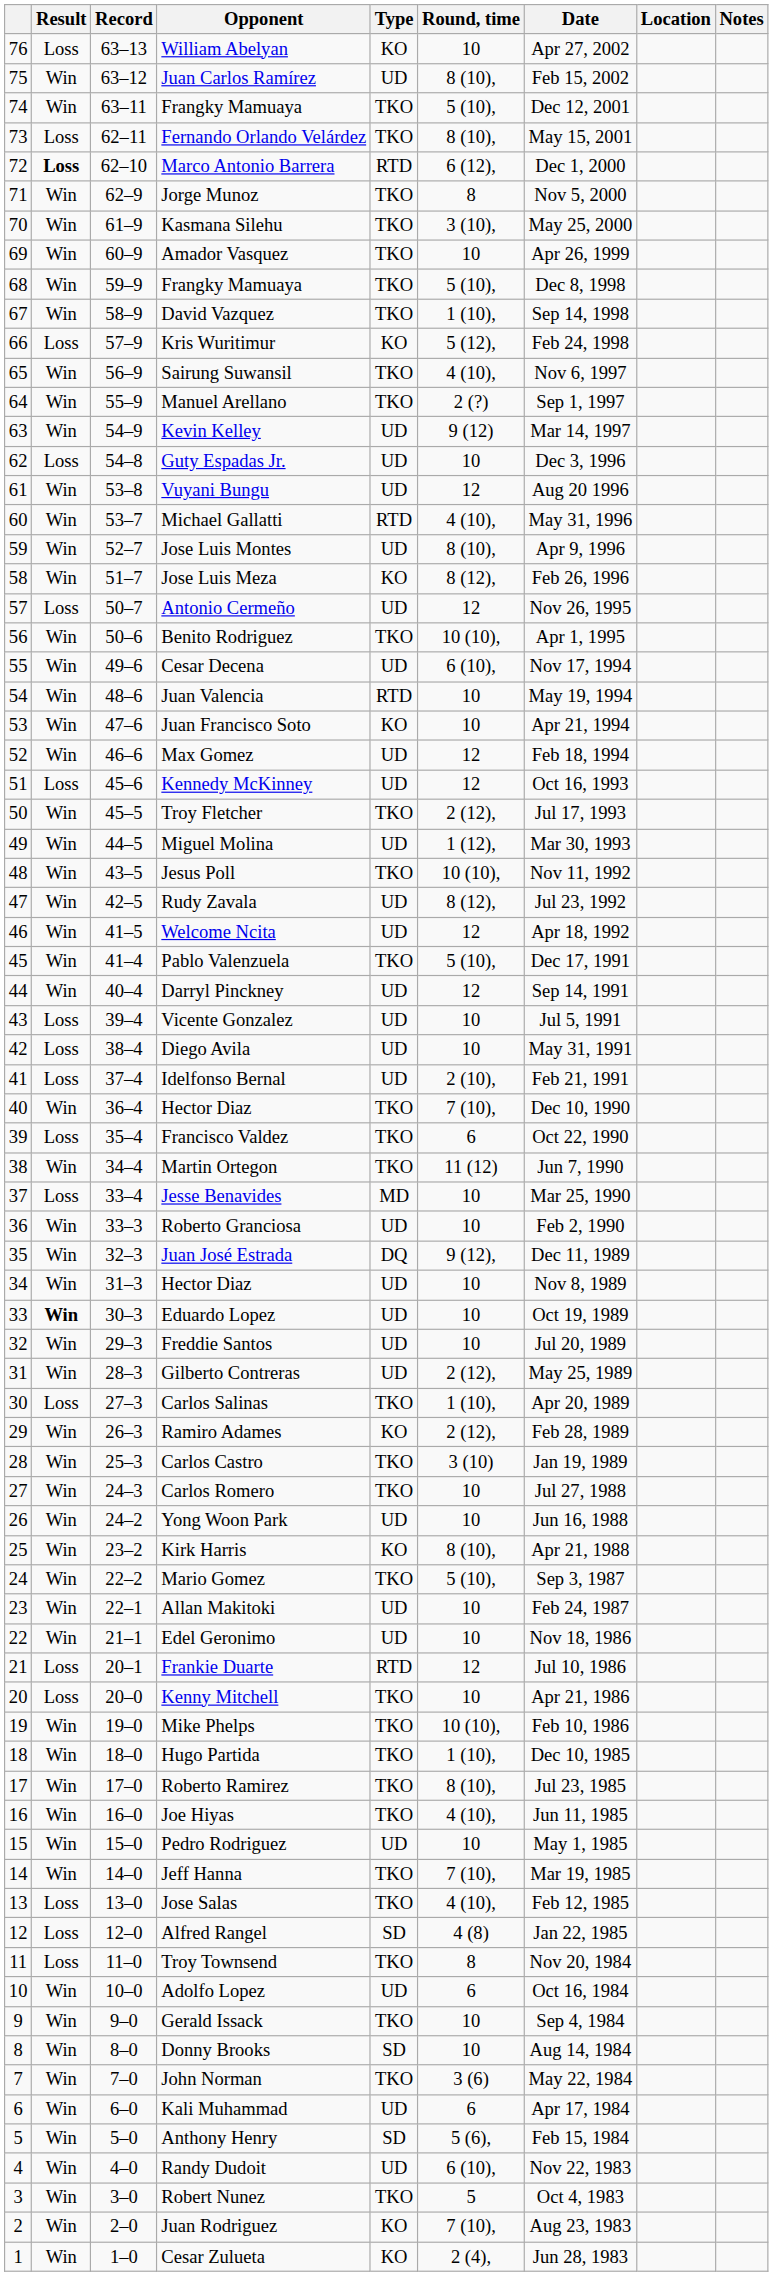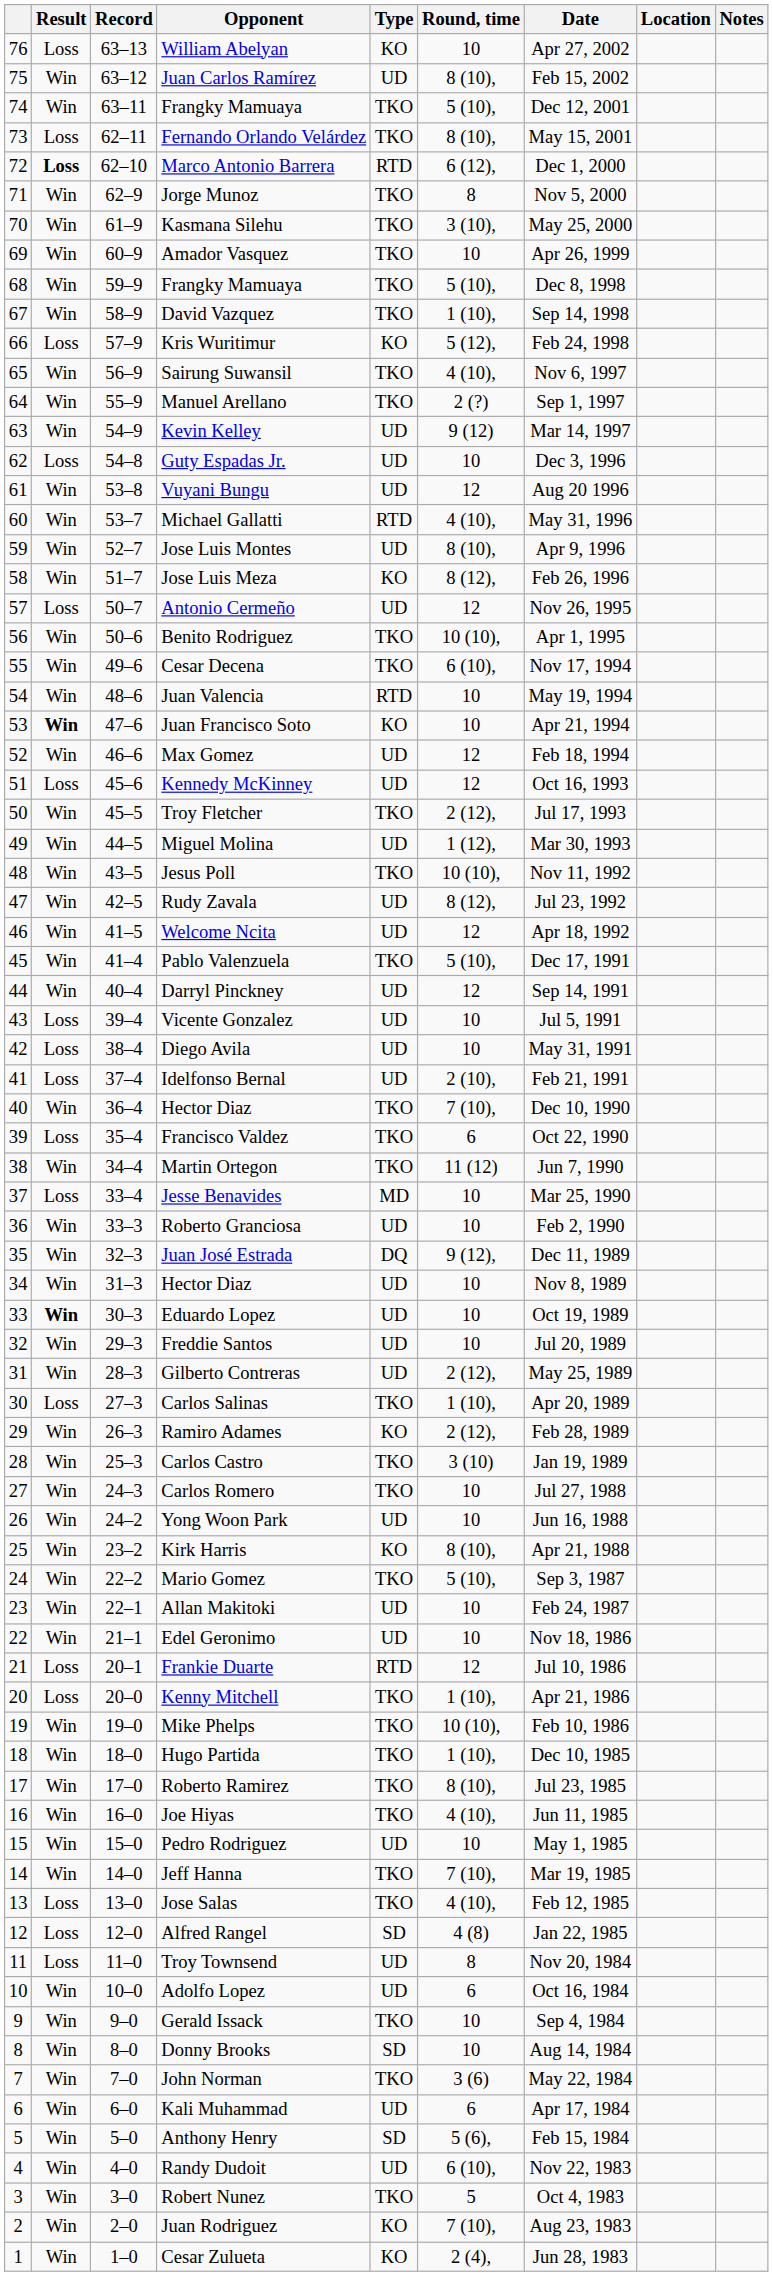(394, 666) UD -> (394, 666) TKO
(61, 725) normal -> (61, 725) bold
(471, 1697) 10 -> (471, 1697) 1 (10),
(394, 1961) TKO -> (394, 1961) UD
